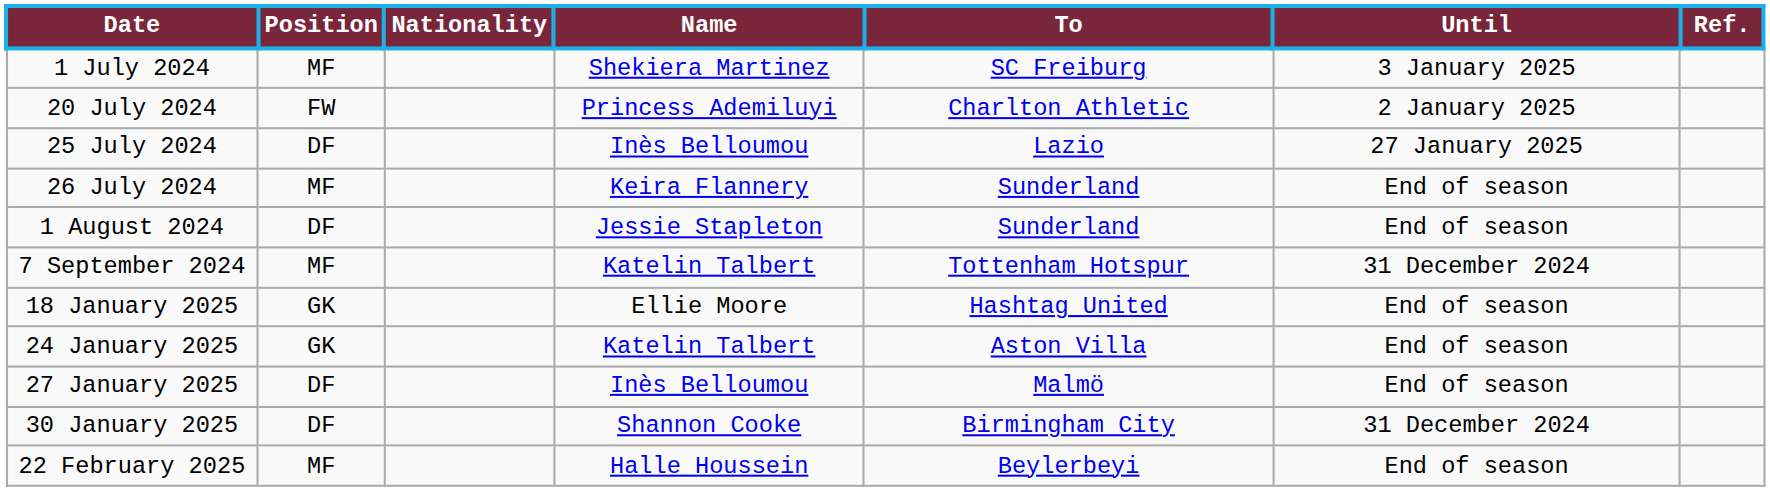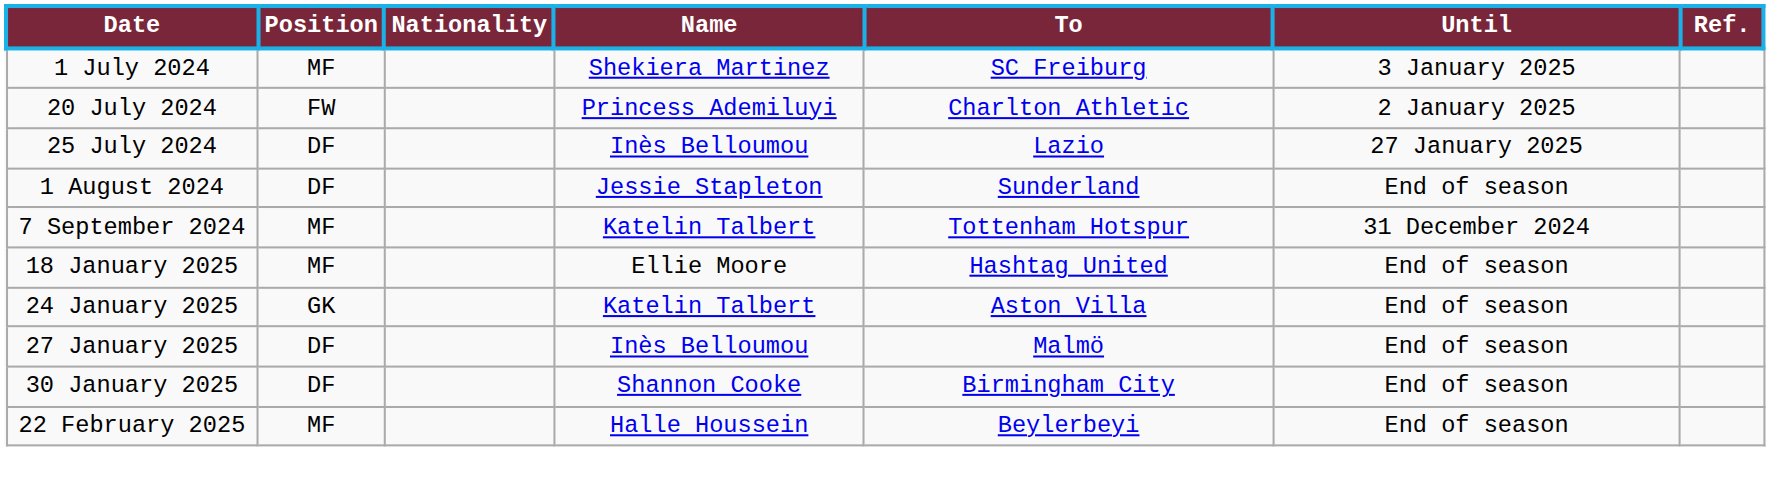- row: (132, 187)
(321, 307) GK -> (321, 267) MF
(1477, 426) 31 December 2024 -> (1477, 386) End of season
